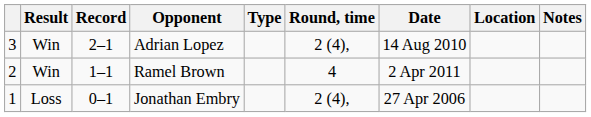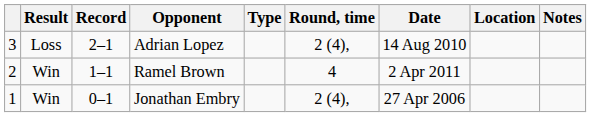(46, 44) Win -> (46, 44) Loss
(46, 98) Loss -> (46, 98) Win
